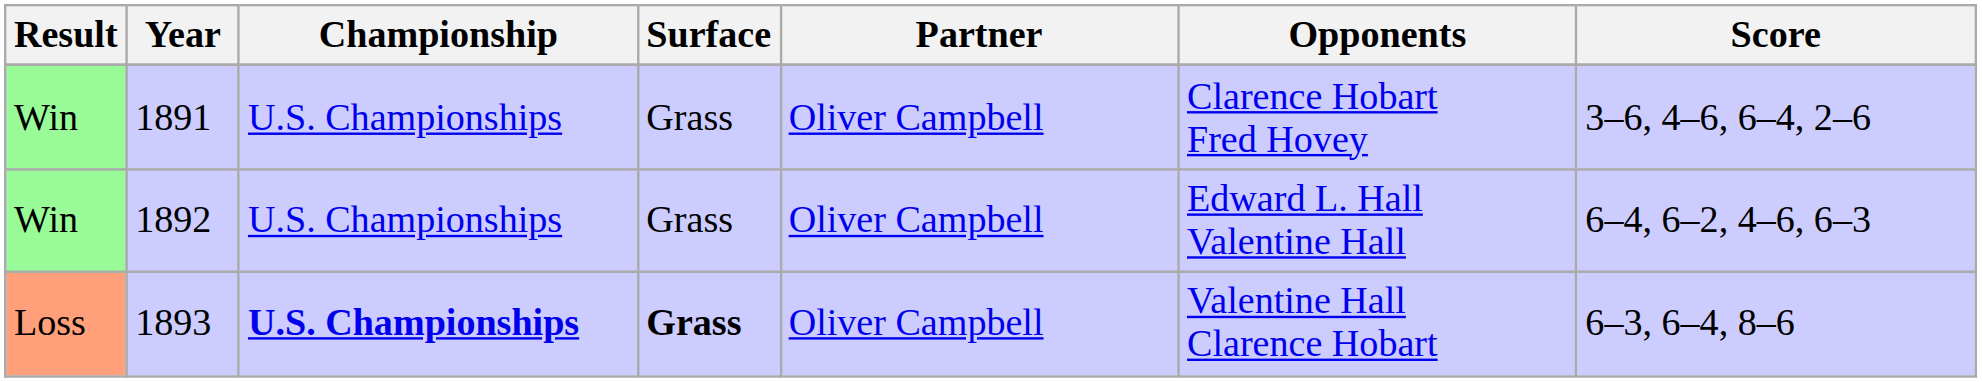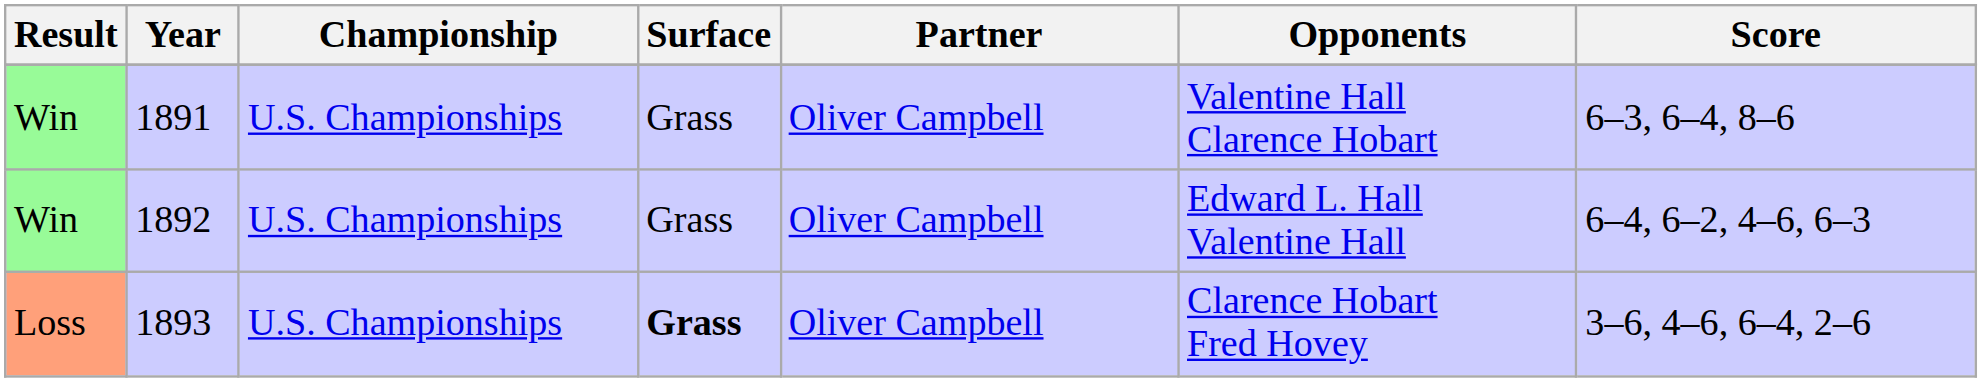(1312, 116) Clarence Hobart Fred Hovey -> (1312, 116) Valentine Hall Clarence Hobart
(1728, 116) 3–6, 4–6, 6–4, 2–6 -> (1690, 116) 6–3, 6–4, 8–6
(414, 322) bold -> (405, 322) normal
(1312, 322) Valentine Hall Clarence Hobart -> (1312, 322) Clarence Hobart Fred Hovey
(1690, 322) 6–3, 6–4, 8–6 -> (1728, 322) 3–6, 4–6, 6–4, 2–6
